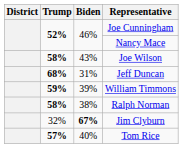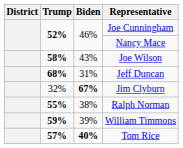rows swapped: (140, 89) <-> (140, 120)
(57, 105) 58% -> (57, 105) 55%
(88, 136) normal -> (88, 136) bold
